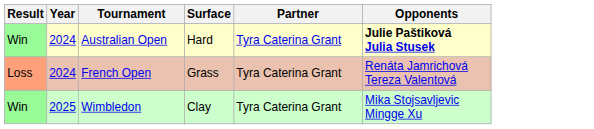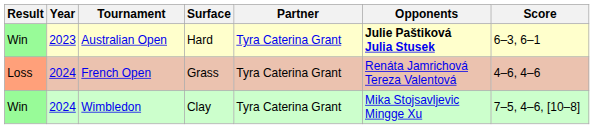+ column: (540, 13)
(62, 40) 2024 -> (62, 40) 2023
(62, 106) 2025 -> (62, 106) 2024
